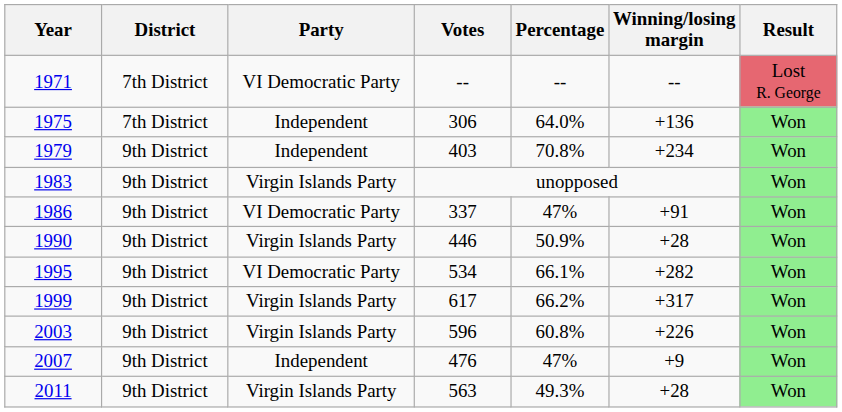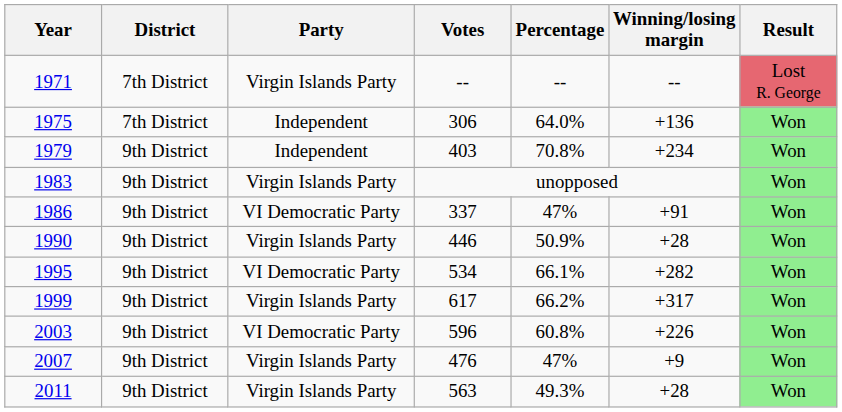(321, 81) VI Democratic Party -> (321, 81) Virgin Islands Party
(321, 331) Virgin Islands Party -> (321, 331) VI Democratic Party
(321, 361) Independent -> (321, 361) Virgin Islands Party
